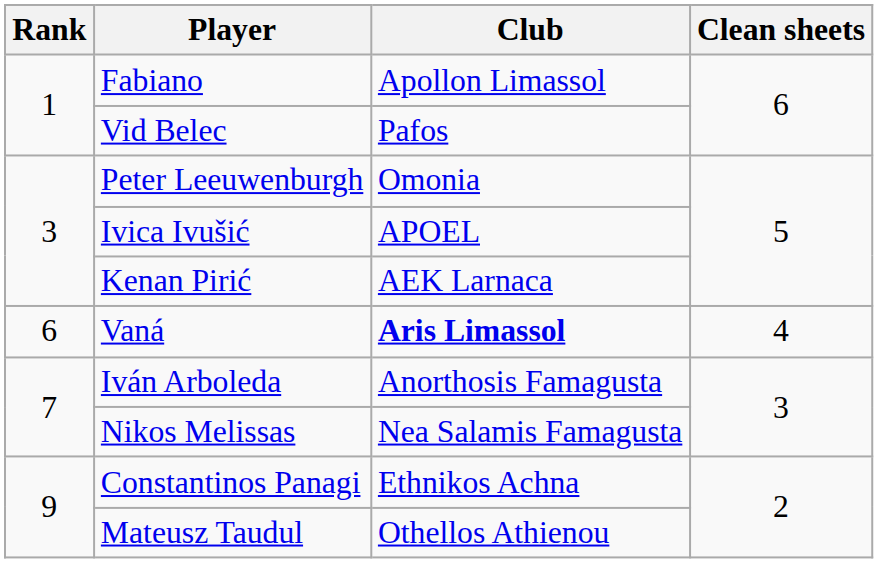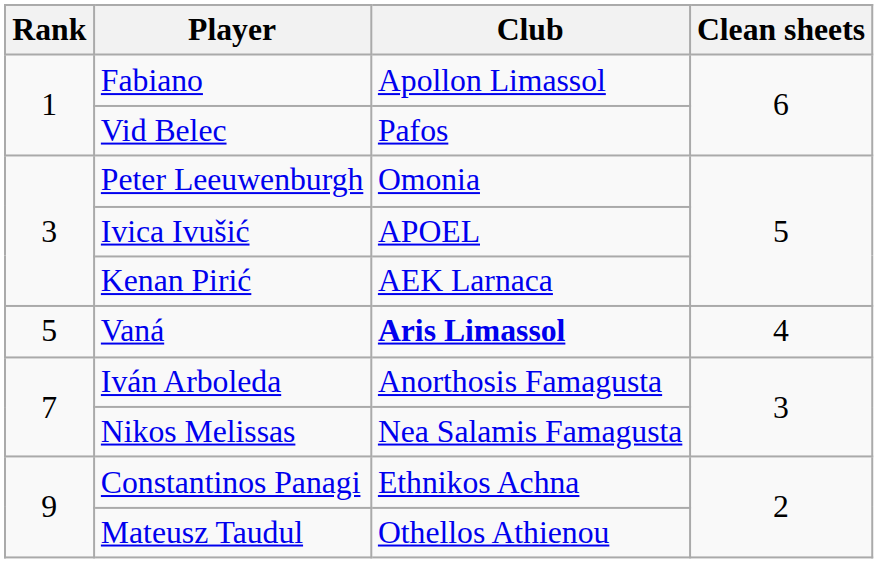(49, 331) 6 -> (49, 331) 5
